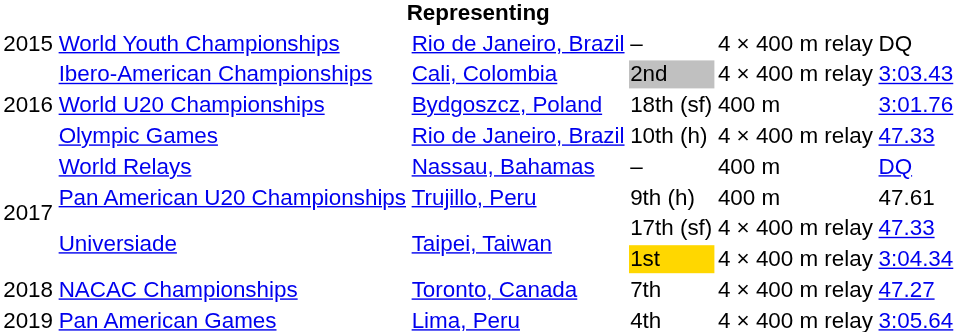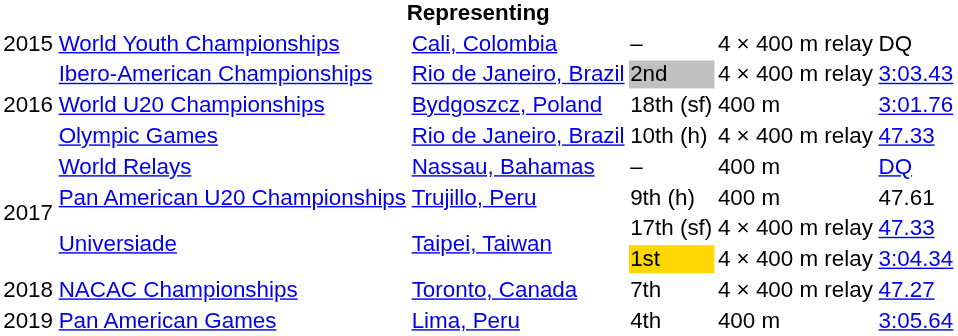(518, 43) Rio de Janeiro, Brazil -> (484, 43) Cali, Colombia
(484, 74) Cali, Colombia -> (518, 74) Rio de Janeiro, Brazil
(795, 320) 4 × 400 m relay -> (749, 320) 400 m
